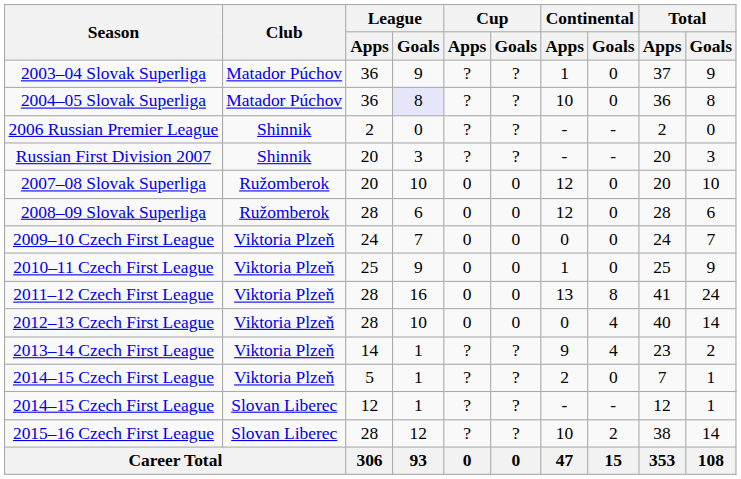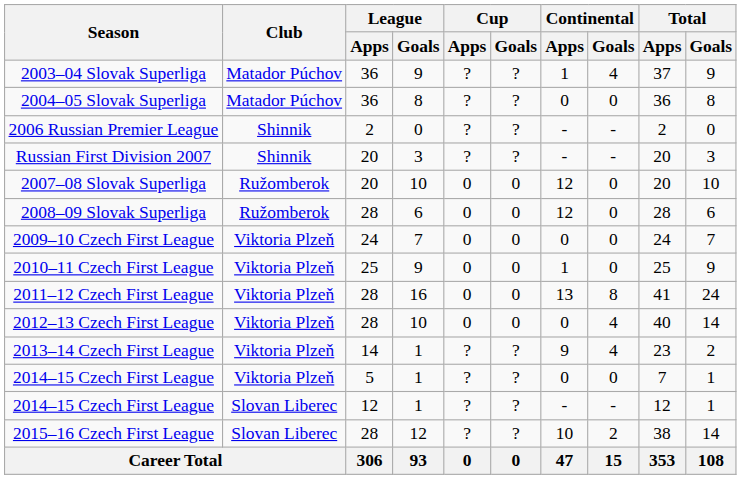(613, 73) 0 -> (613, 73) 4
(418, 101) lavender background -> (418, 101) no background
(565, 101) 10 -> (565, 101) 0
(565, 377) 2 -> (565, 377) 0
